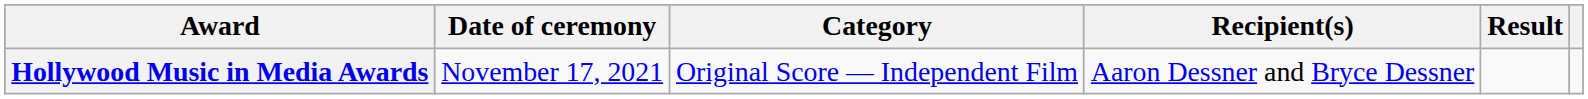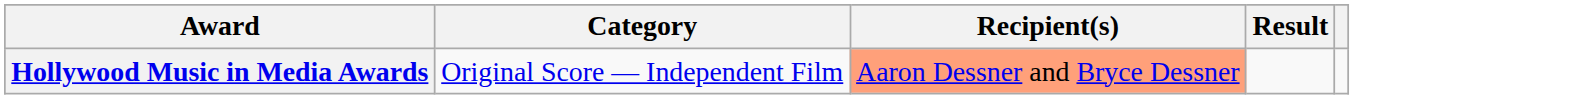- column: (552, 26)
(1283, 70) no background -> (1048, 70) lightsalmon background
